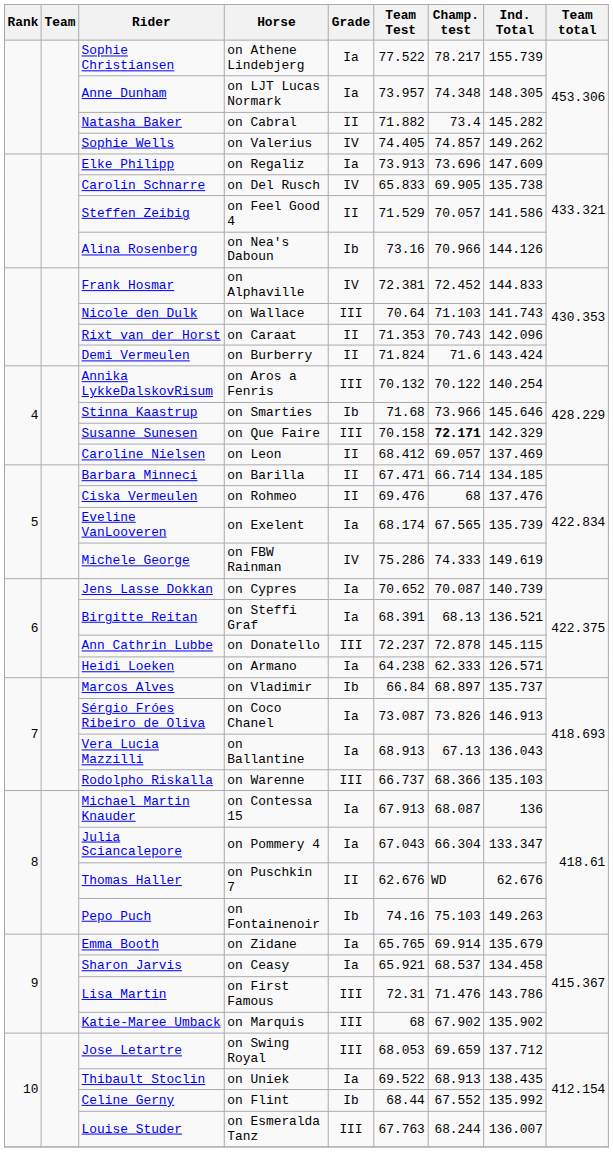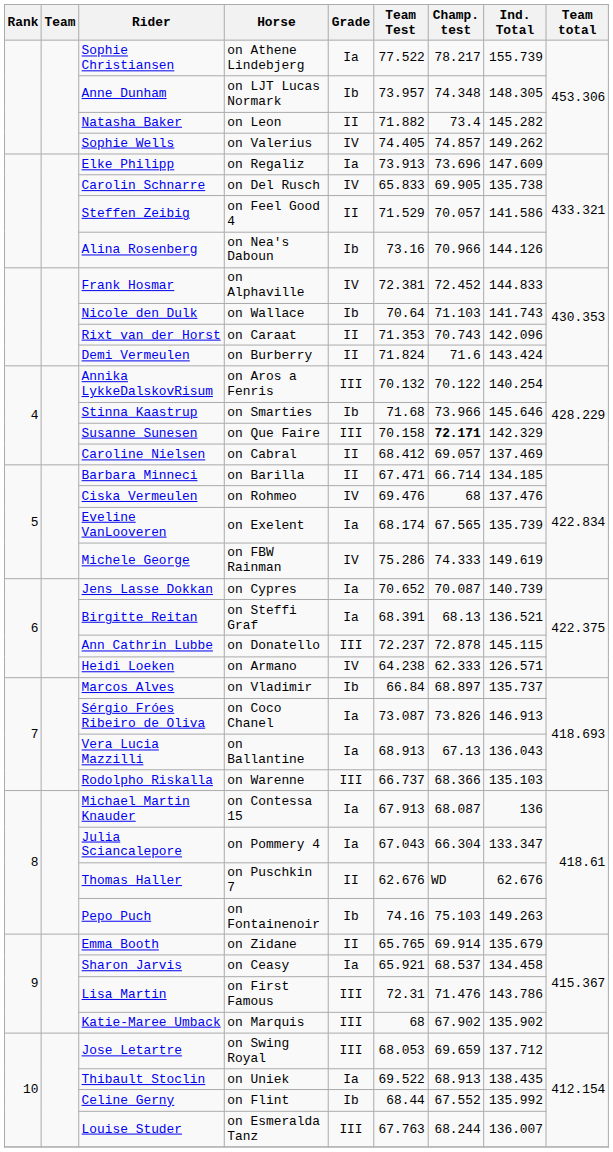(351, 94) Ia -> (351, 94) Ib
(262, 122) on Cabral -> (254, 122) on Leon
(351, 314) III -> (351, 314) Ib
(254, 455) on Leon -> (262, 455) on Cabral
(351, 496) II -> (351, 496) IV
(351, 667) Ia -> (351, 667) IV
(351, 945) Ia -> (351, 945) II
